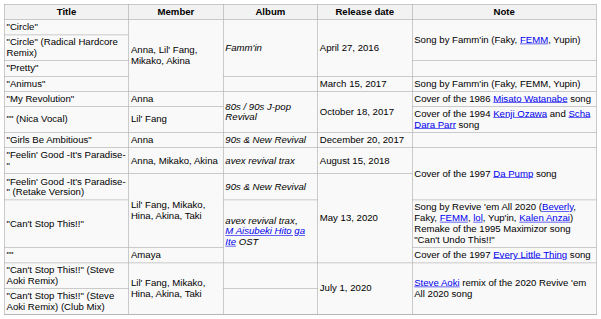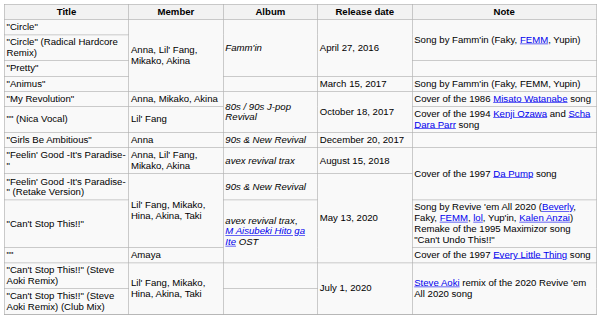(142, 99) Anna -> (174, 99) Anna, Mikako, Akina
(174, 160) Anna, Mikako, Akina -> (164, 160) Anna, Lil' Fang, Mikako, Akina
